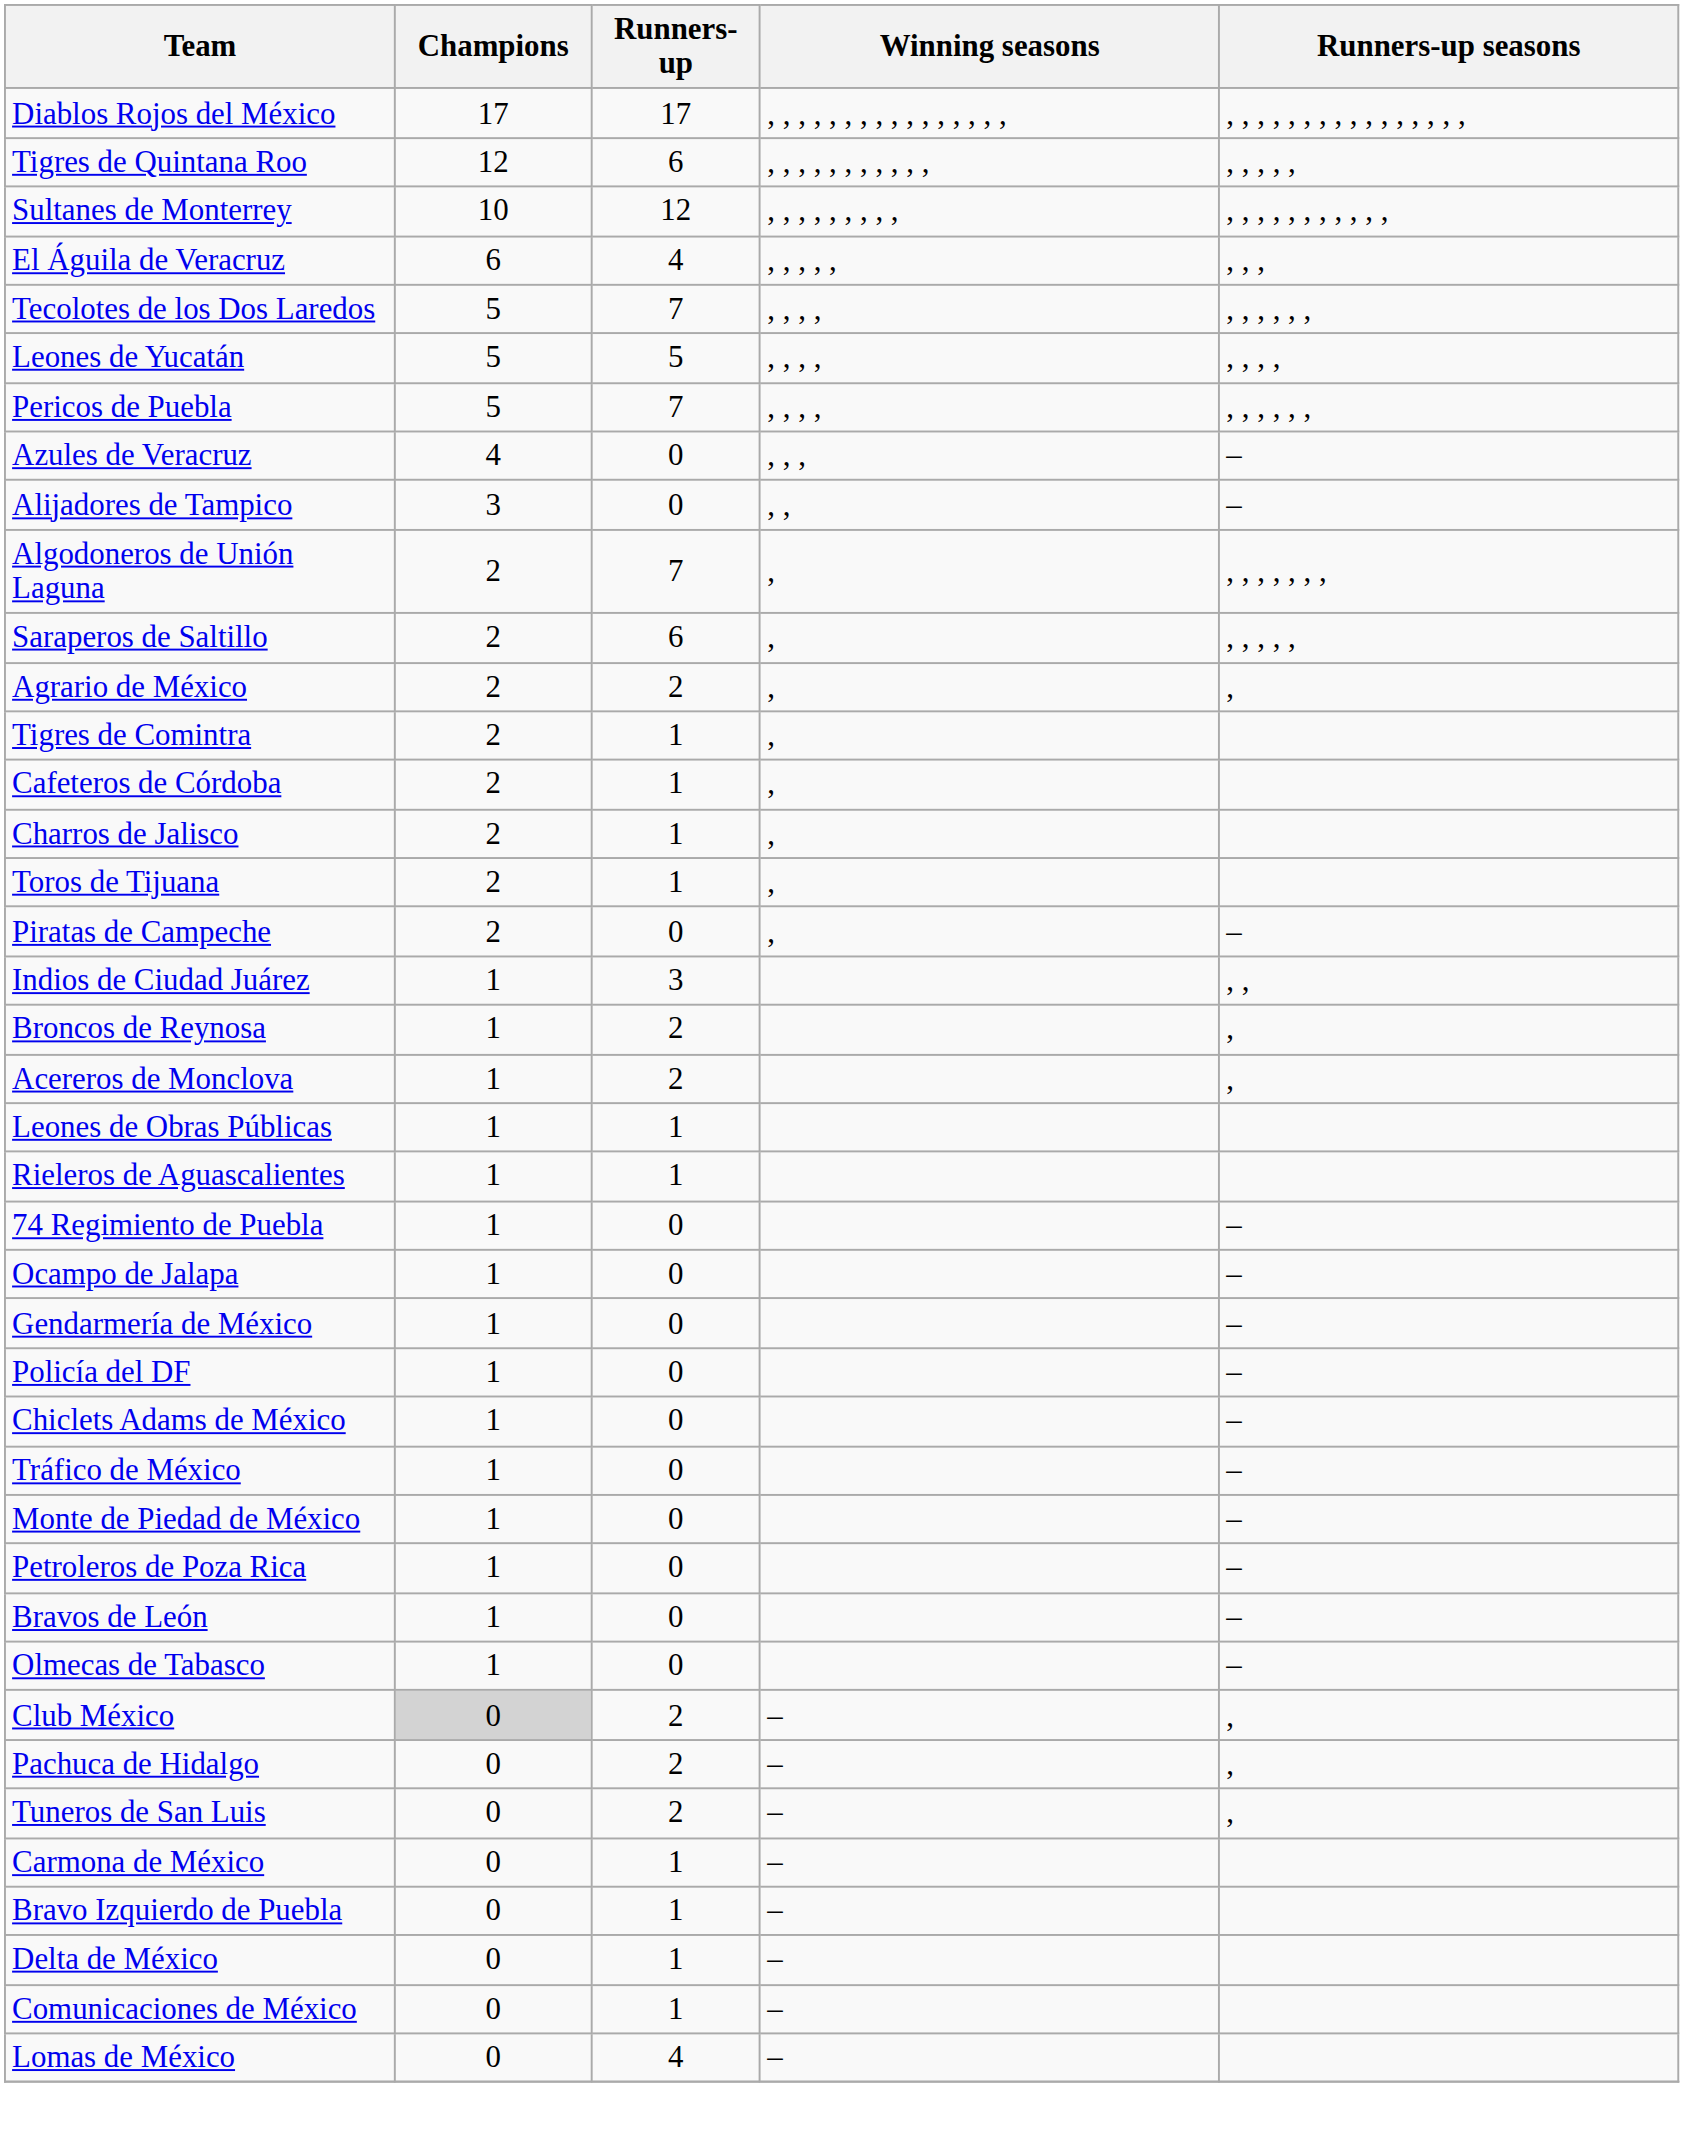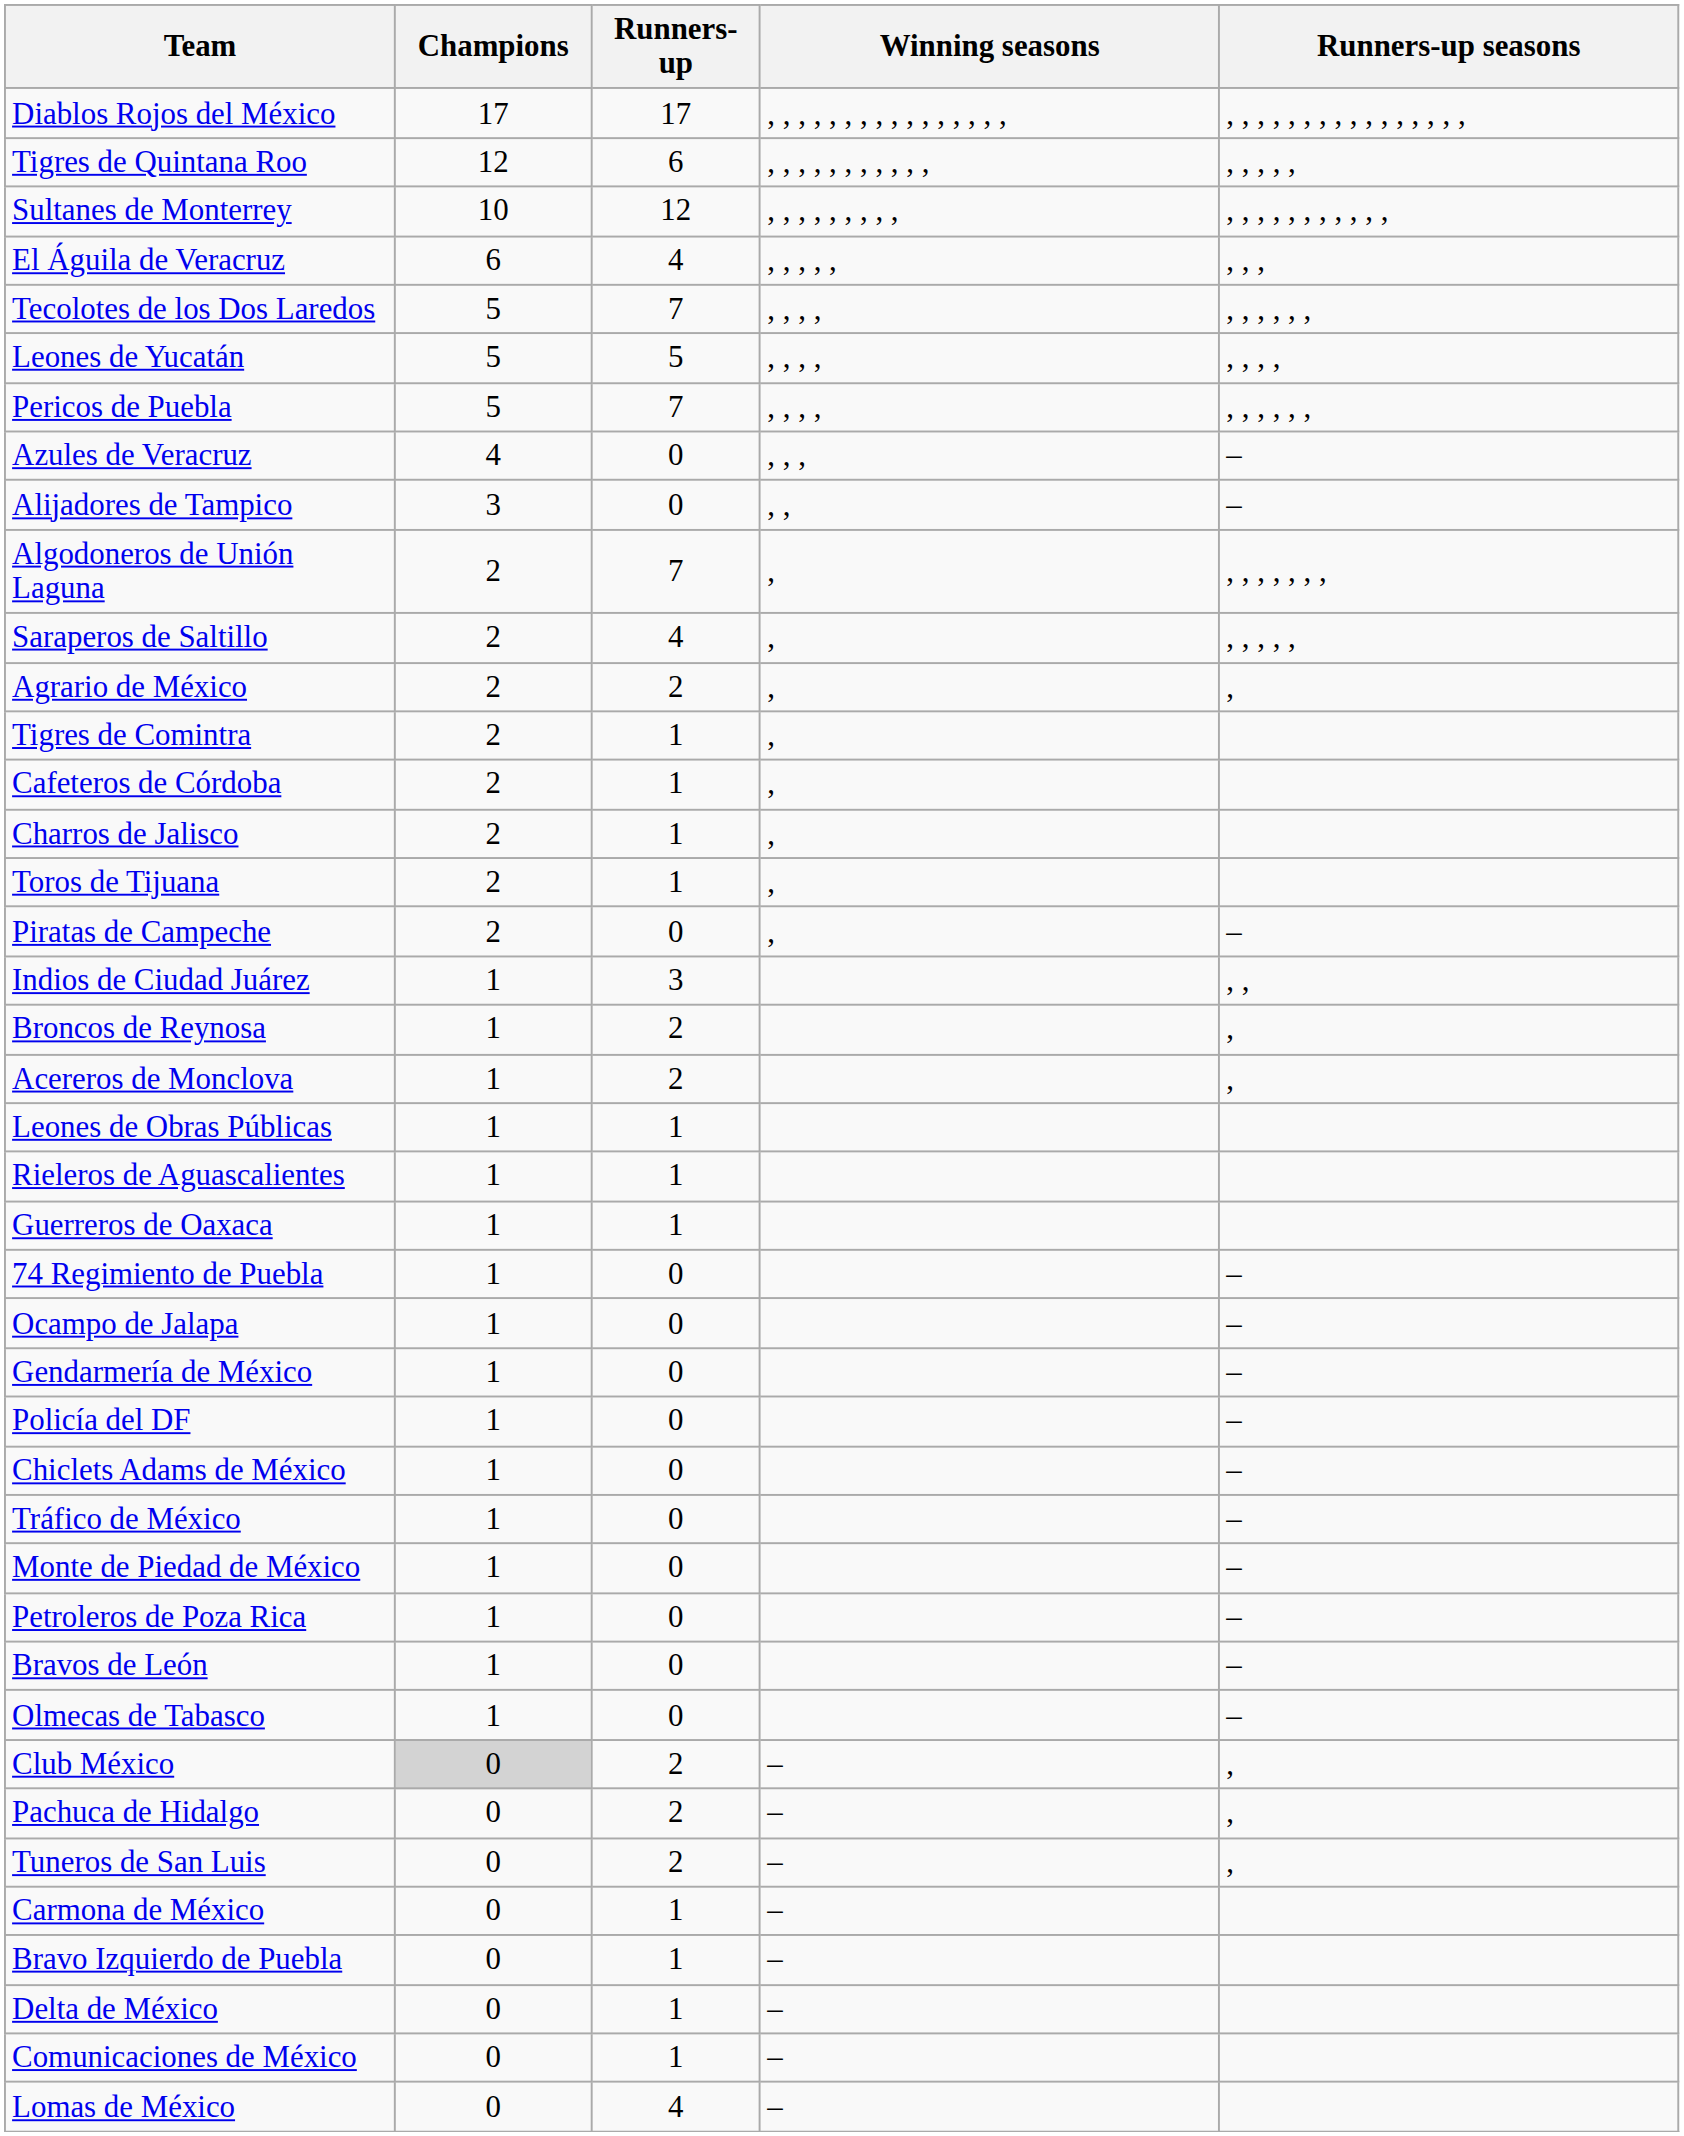(676, 637) 6 -> (676, 637) 4
+ row: (142, 1224)
